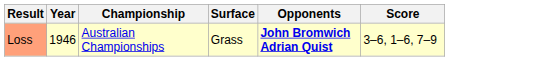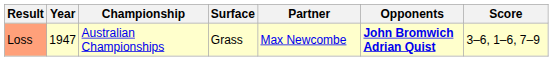+ column: (309, 14)
(63, 39) 1946 -> (63, 39) 1947
